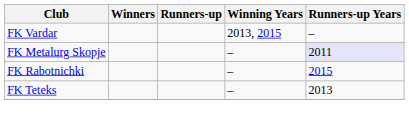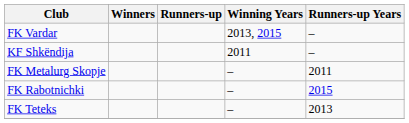+ row: (40, 52)
(320, 52) lavender background -> (320, 71) no background
